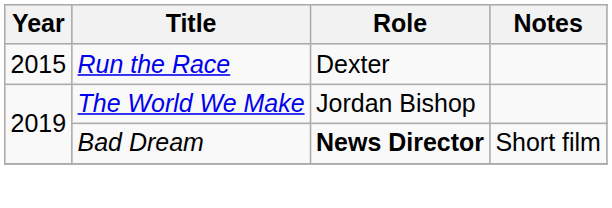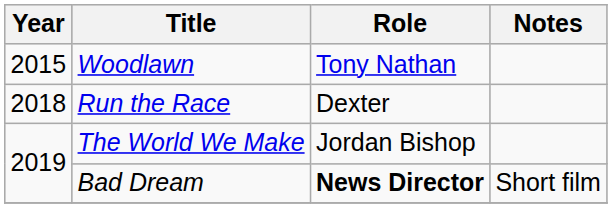+ row: (136, 63)
(38, 63) 2015 -> (38, 103) 2018
